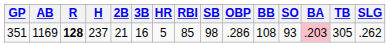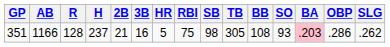columns swapped: (342, 13) <-> (238, 13)
(45, 32) 1169 -> (45, 32) 1166
(73, 32) bold -> (73, 32) normal
(188, 32) 85 -> (188, 32) 75
